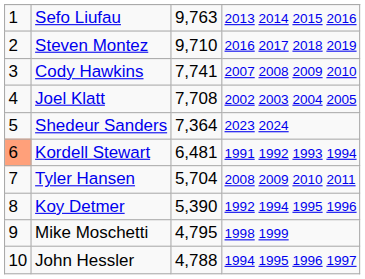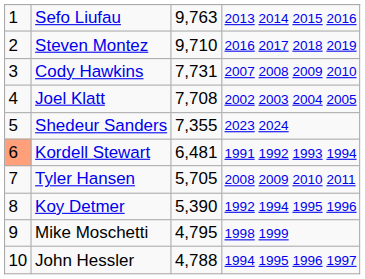(196, 71) 7,741 -> (196, 71) 7,731
(196, 125) 7,364 -> (196, 125) 7,355
(196, 179) 5,704 -> (196, 179) 5,705
